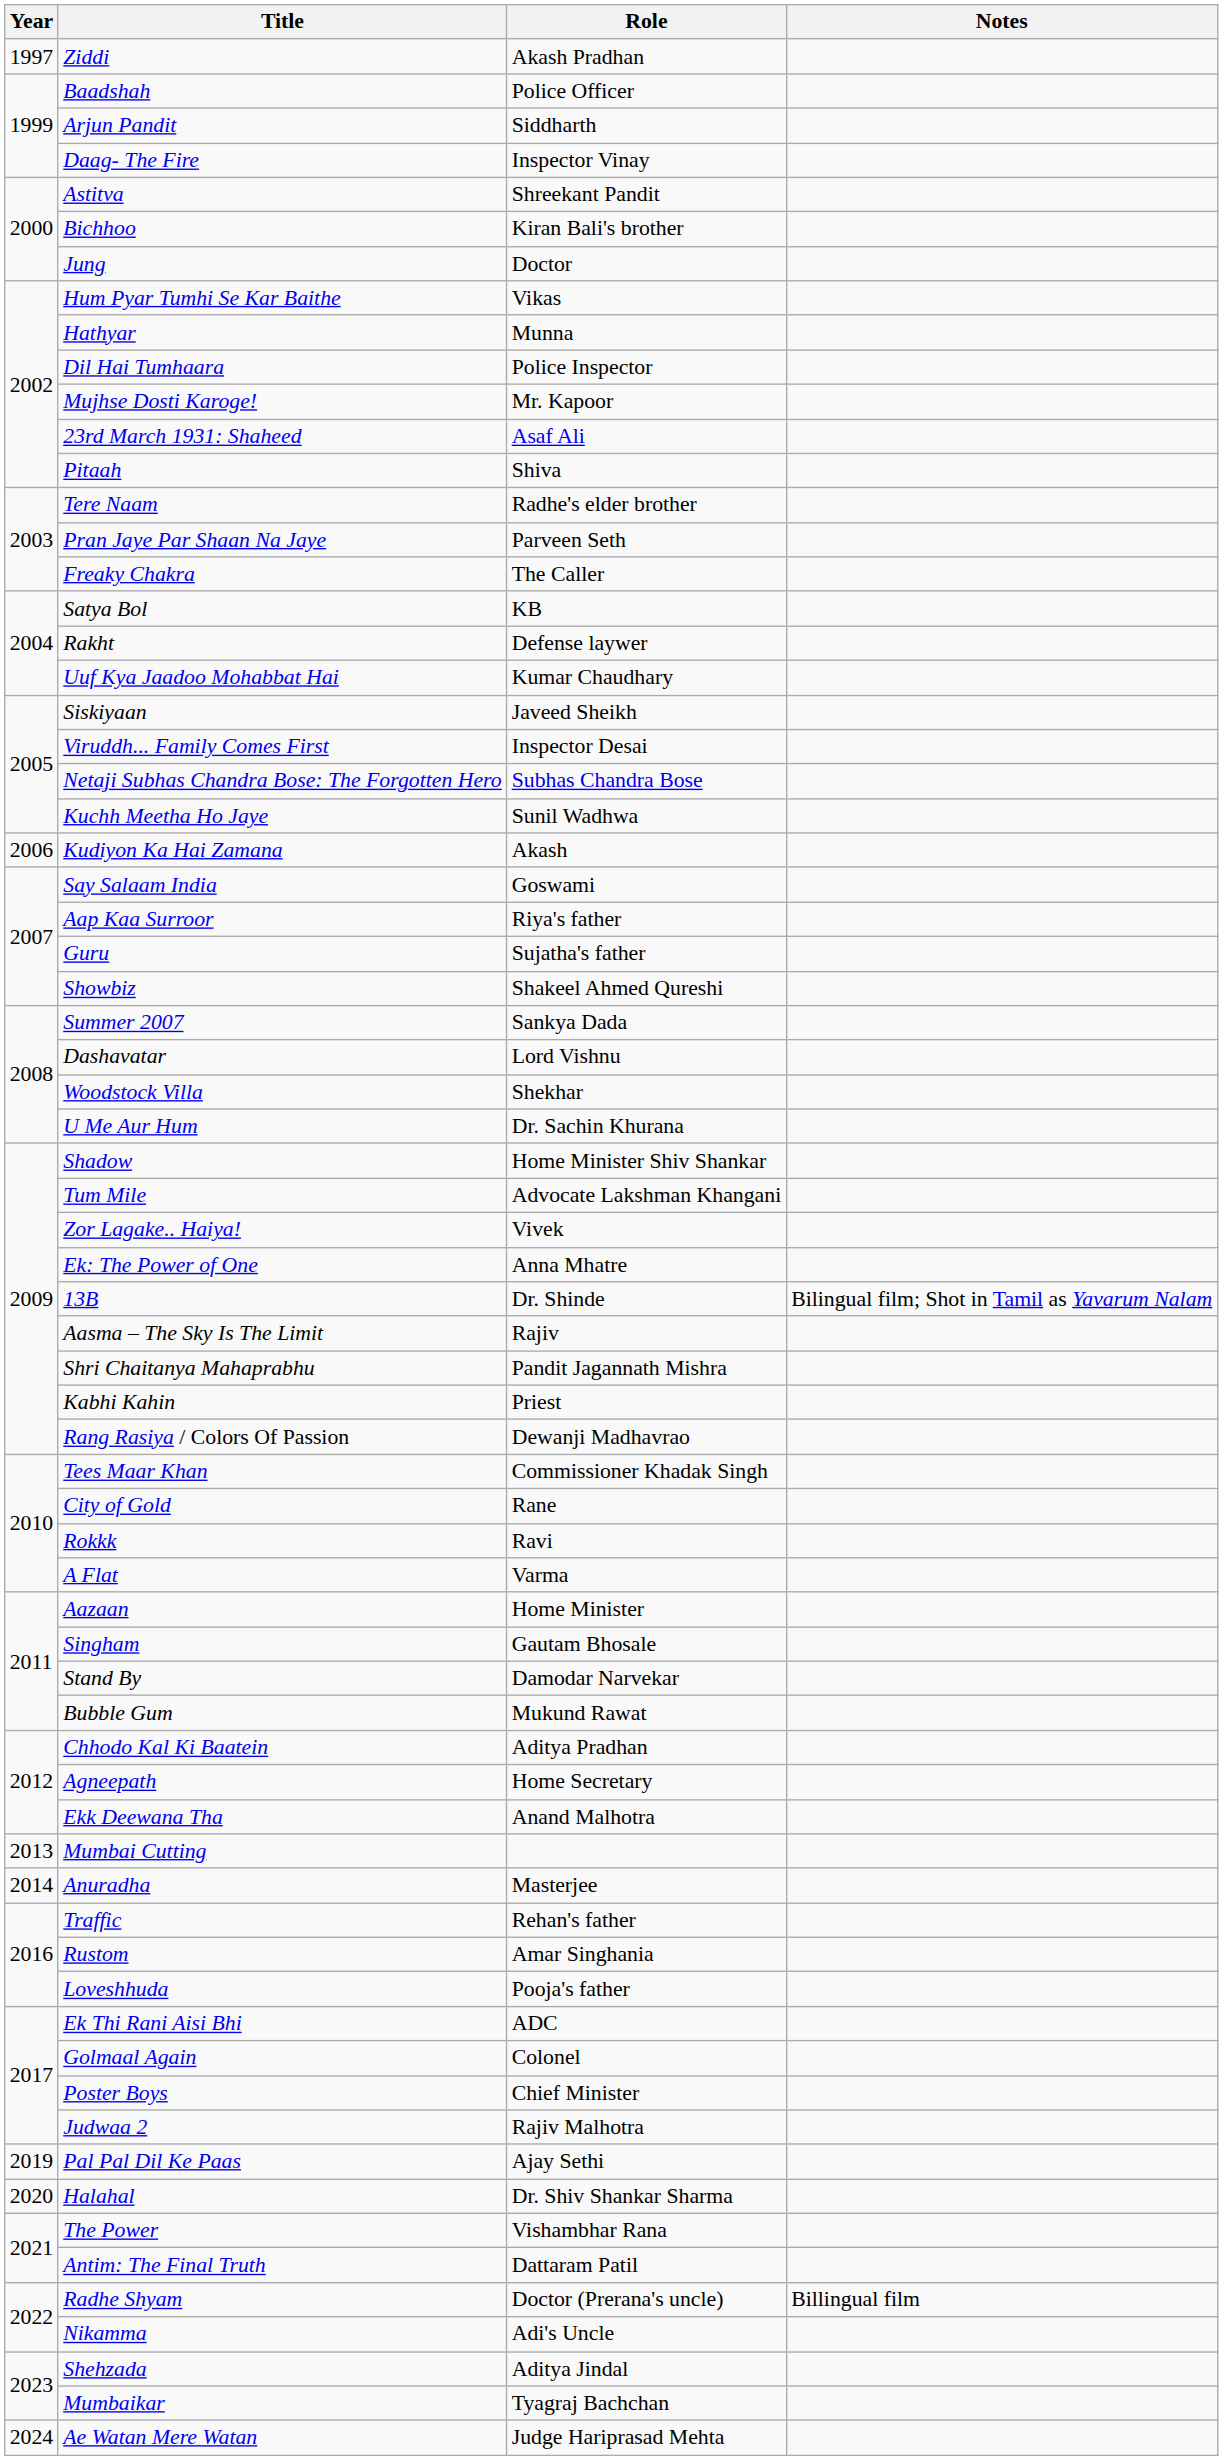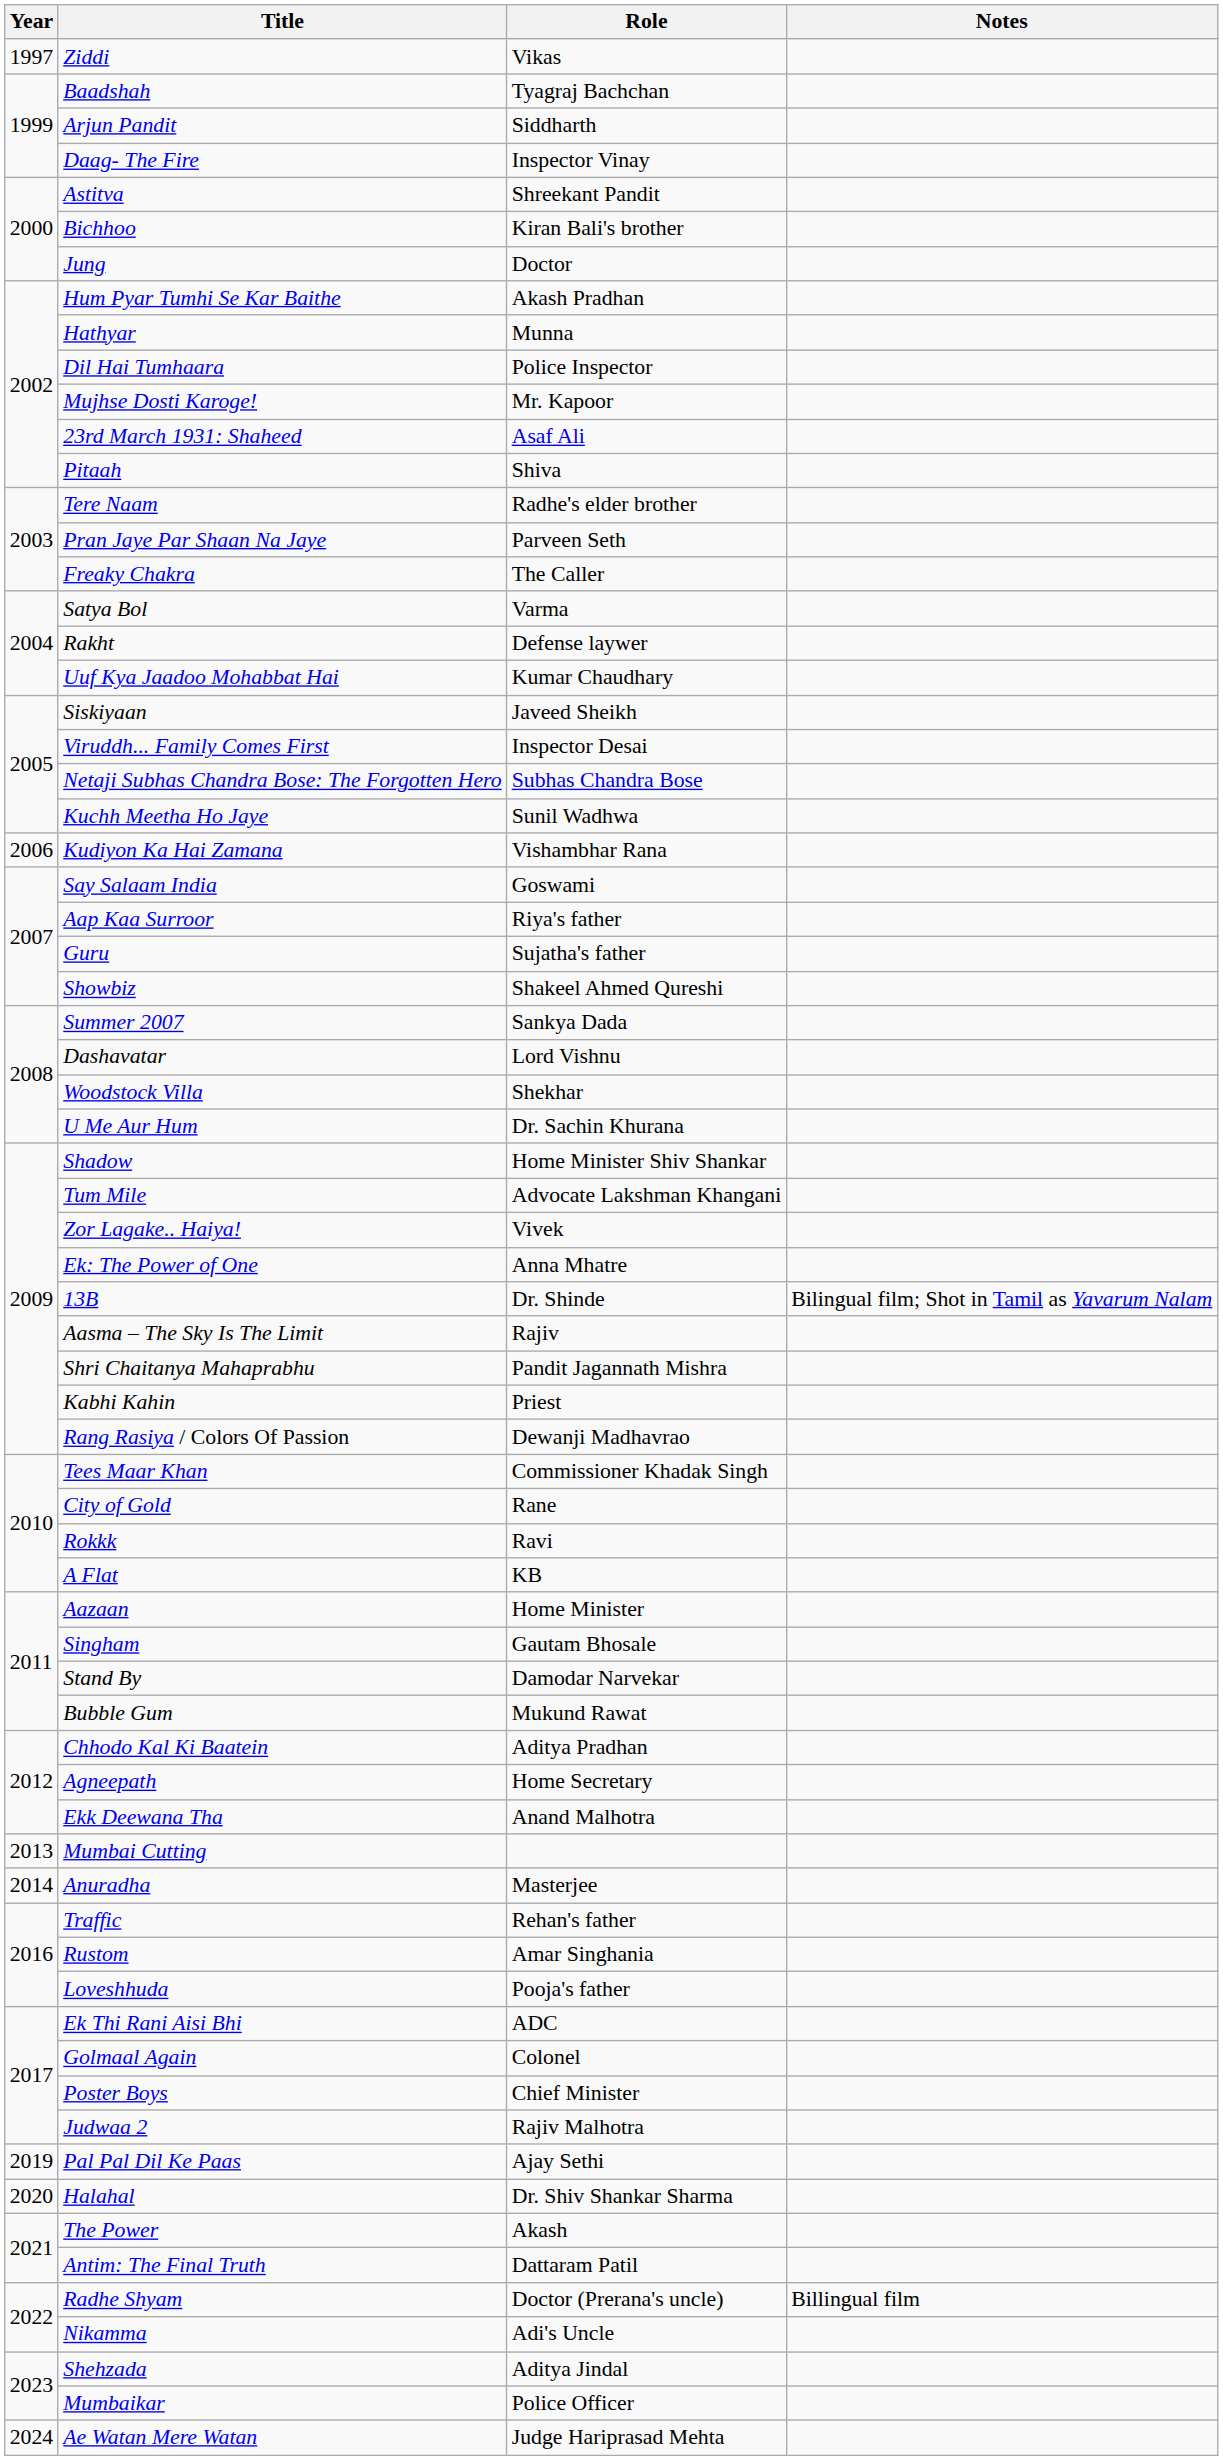(578, 56) Akash Pradhan -> (536, 56) Vikas
(573, 90) Police Officer -> (590, 90) Tyagraj Bachchan
(536, 297) Vikas -> (578, 297) Akash Pradhan
(527, 608) KB -> (540, 608) Varma
(539, 849) Akash -> (589, 849) Vishambhar Rana
(540, 1574) Varma -> (527, 1574) KB
(589, 2230) Vishambhar Rana -> (539, 2230) Akash
(590, 2402) Tyagraj Bachchan -> (573, 2402) Police Officer
